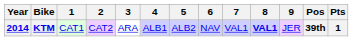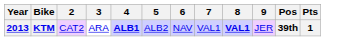- column: (72, 12)
(18, 28) 2014 -> (18, 28) 2013
(155, 28) normal -> (126, 28) bold
